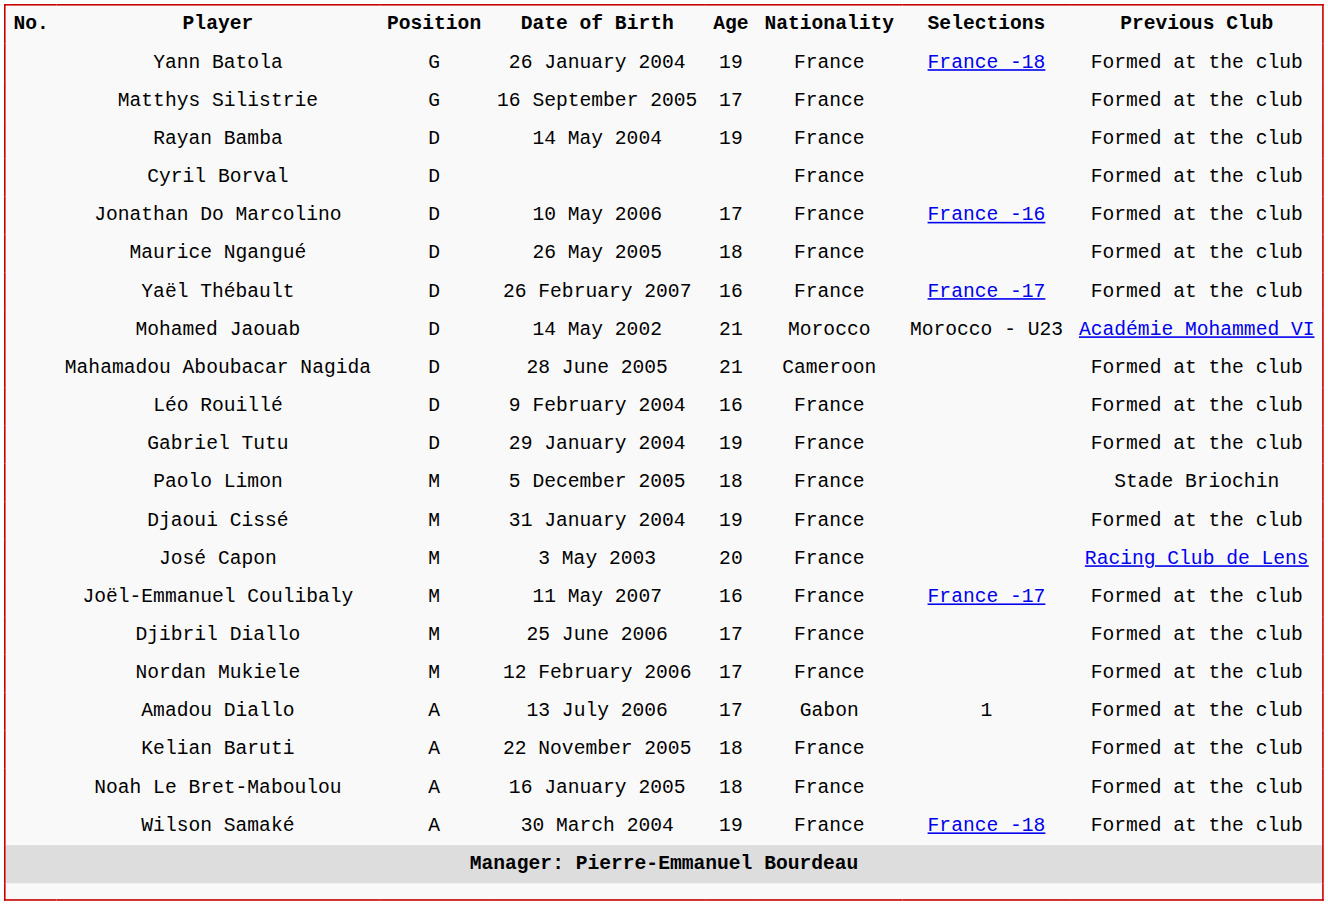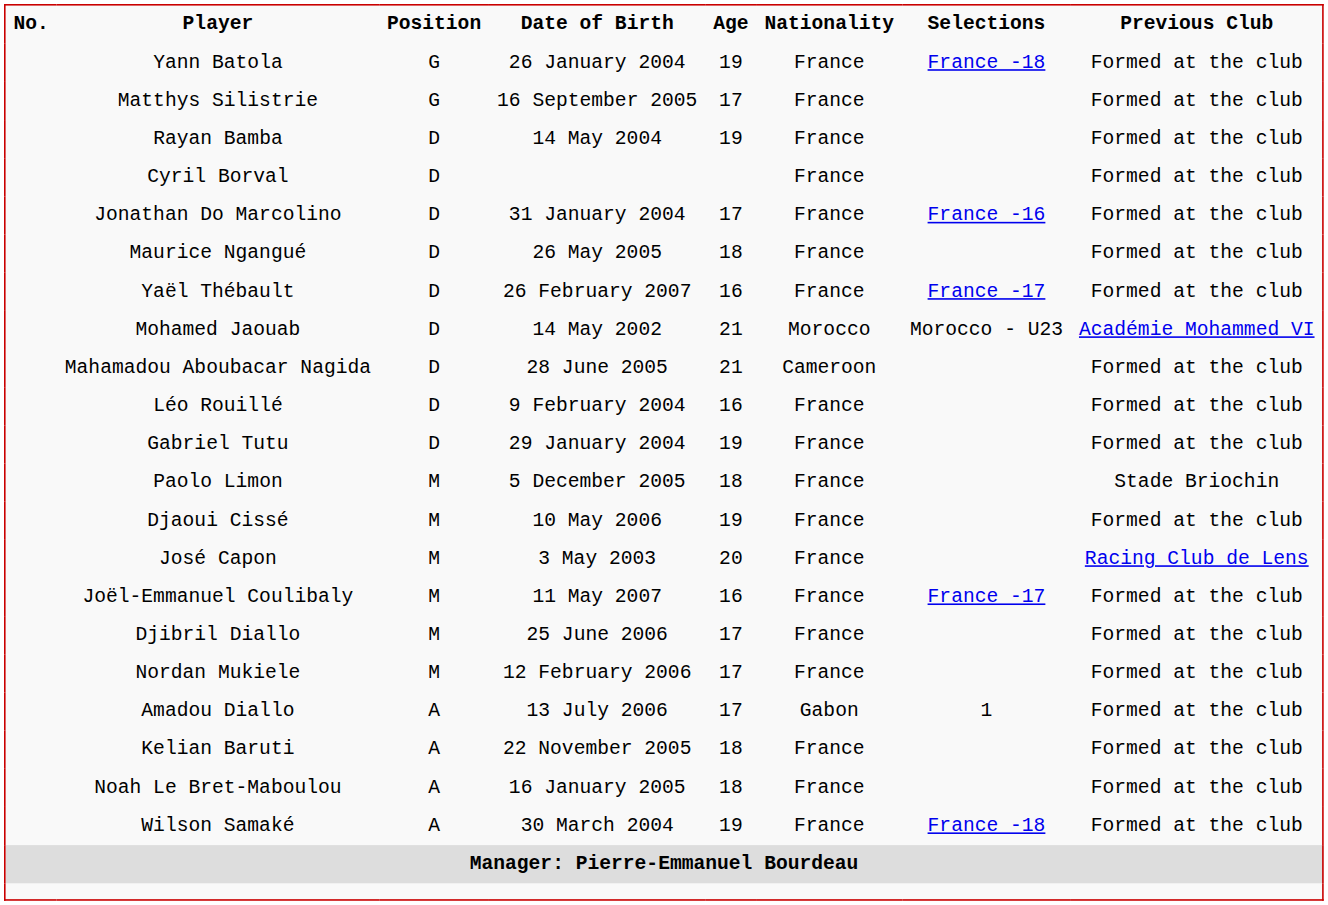(597, 215) 10 May 2006 -> (597, 215) 31 January 2004
(597, 521) 31 January 2004 -> (597, 521) 10 May 2006
